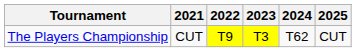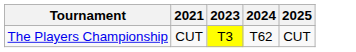- column: (225, 15)
